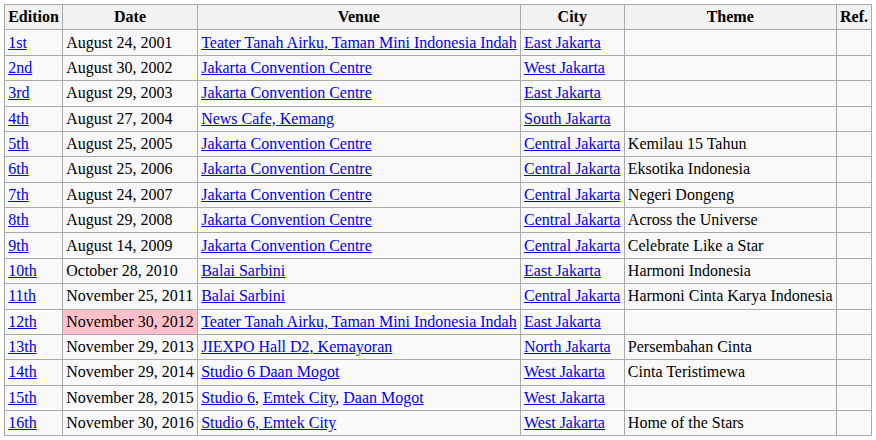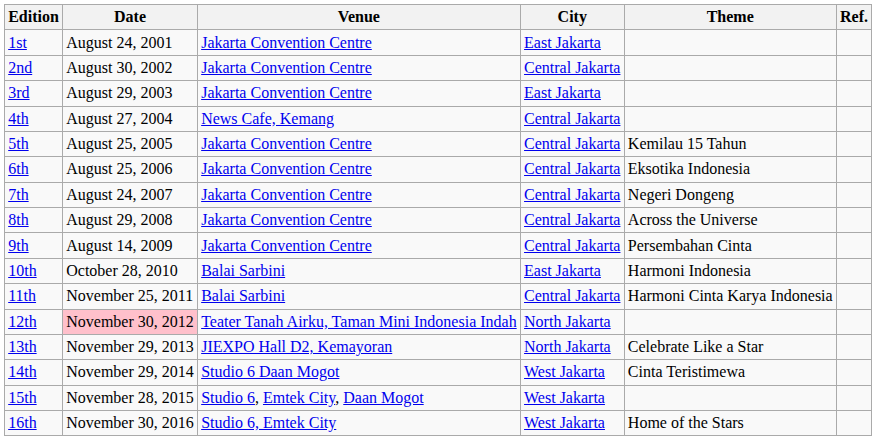(359, 42) Teater Tanah Airku, Taman Mini Indonesia Indah -> (286, 42) Jakarta Convention Centre
(564, 67) West Jakarta -> (572, 67) Central Jakarta
(567, 118) South Jakarta -> (572, 118) Central Jakarta
(696, 245) Celebrate Like a Star -> (690, 245) Persembahan Cinta
(562, 321) East Jakarta -> (567, 321) North Jakarta
(690, 347) Persembahan Cinta -> (696, 347) Celebrate Like a Star
